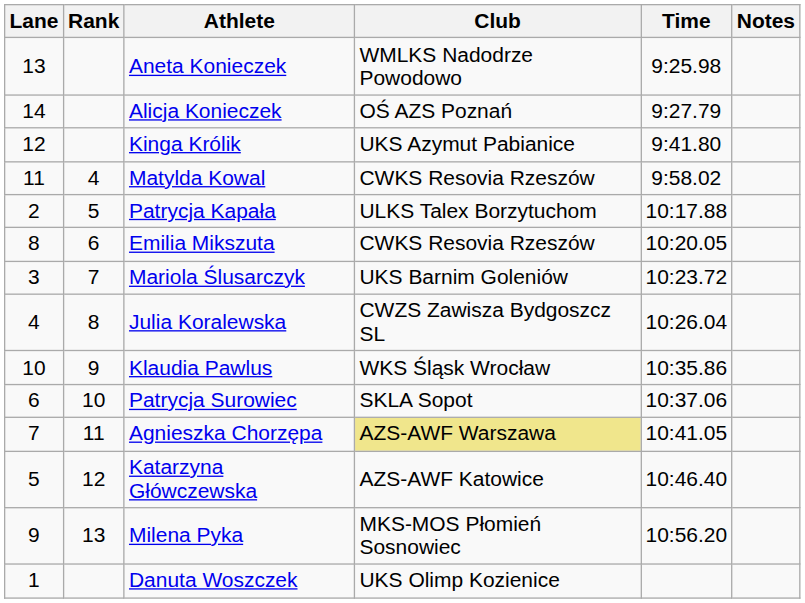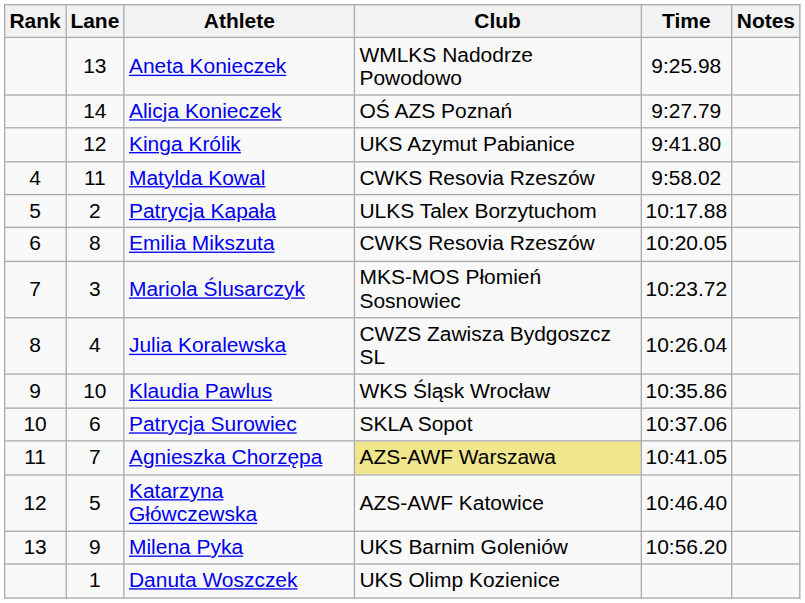columns swapped: (94, 21) <-> (34, 21)
(464, 277) UKS Barnim Goleniów -> (450, 289) MKS-MOS Płomień Sosnowiec
(450, 535) MKS-MOS Płomień Sosnowiec -> (464, 547) UKS Barnim Goleniów
